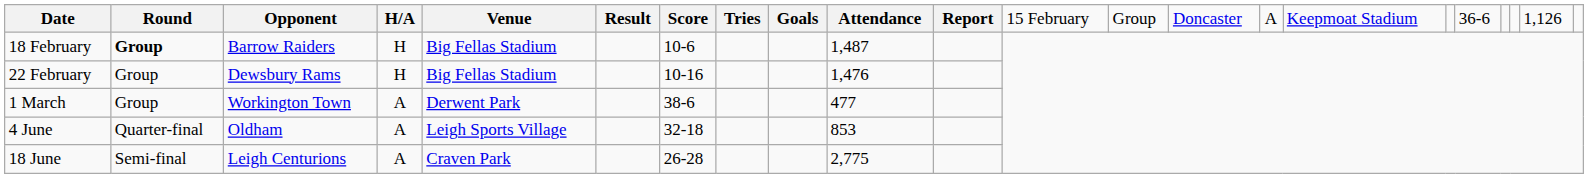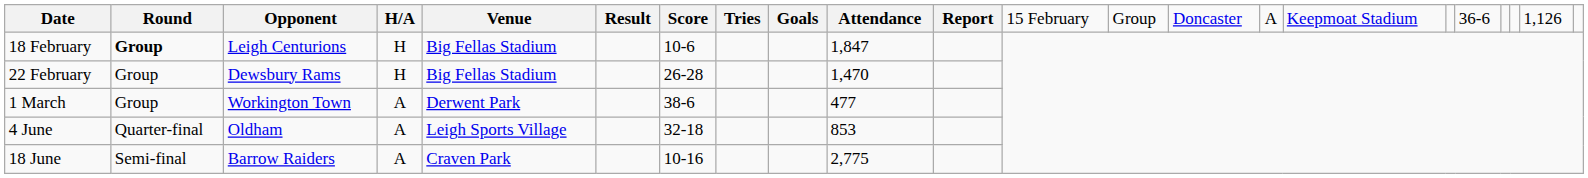(281, 46) Barrow Raiders -> (287, 46) Leigh Centurions
(850, 46) 1,487 -> (850, 46) 1,847
(683, 74) 10-16 -> (683, 74) 26-28
(850, 74) 1,476 -> (850, 74) 1,470
(287, 158) Leigh Centurions -> (281, 158) Barrow Raiders
(683, 158) 26-28 -> (683, 158) 10-16
